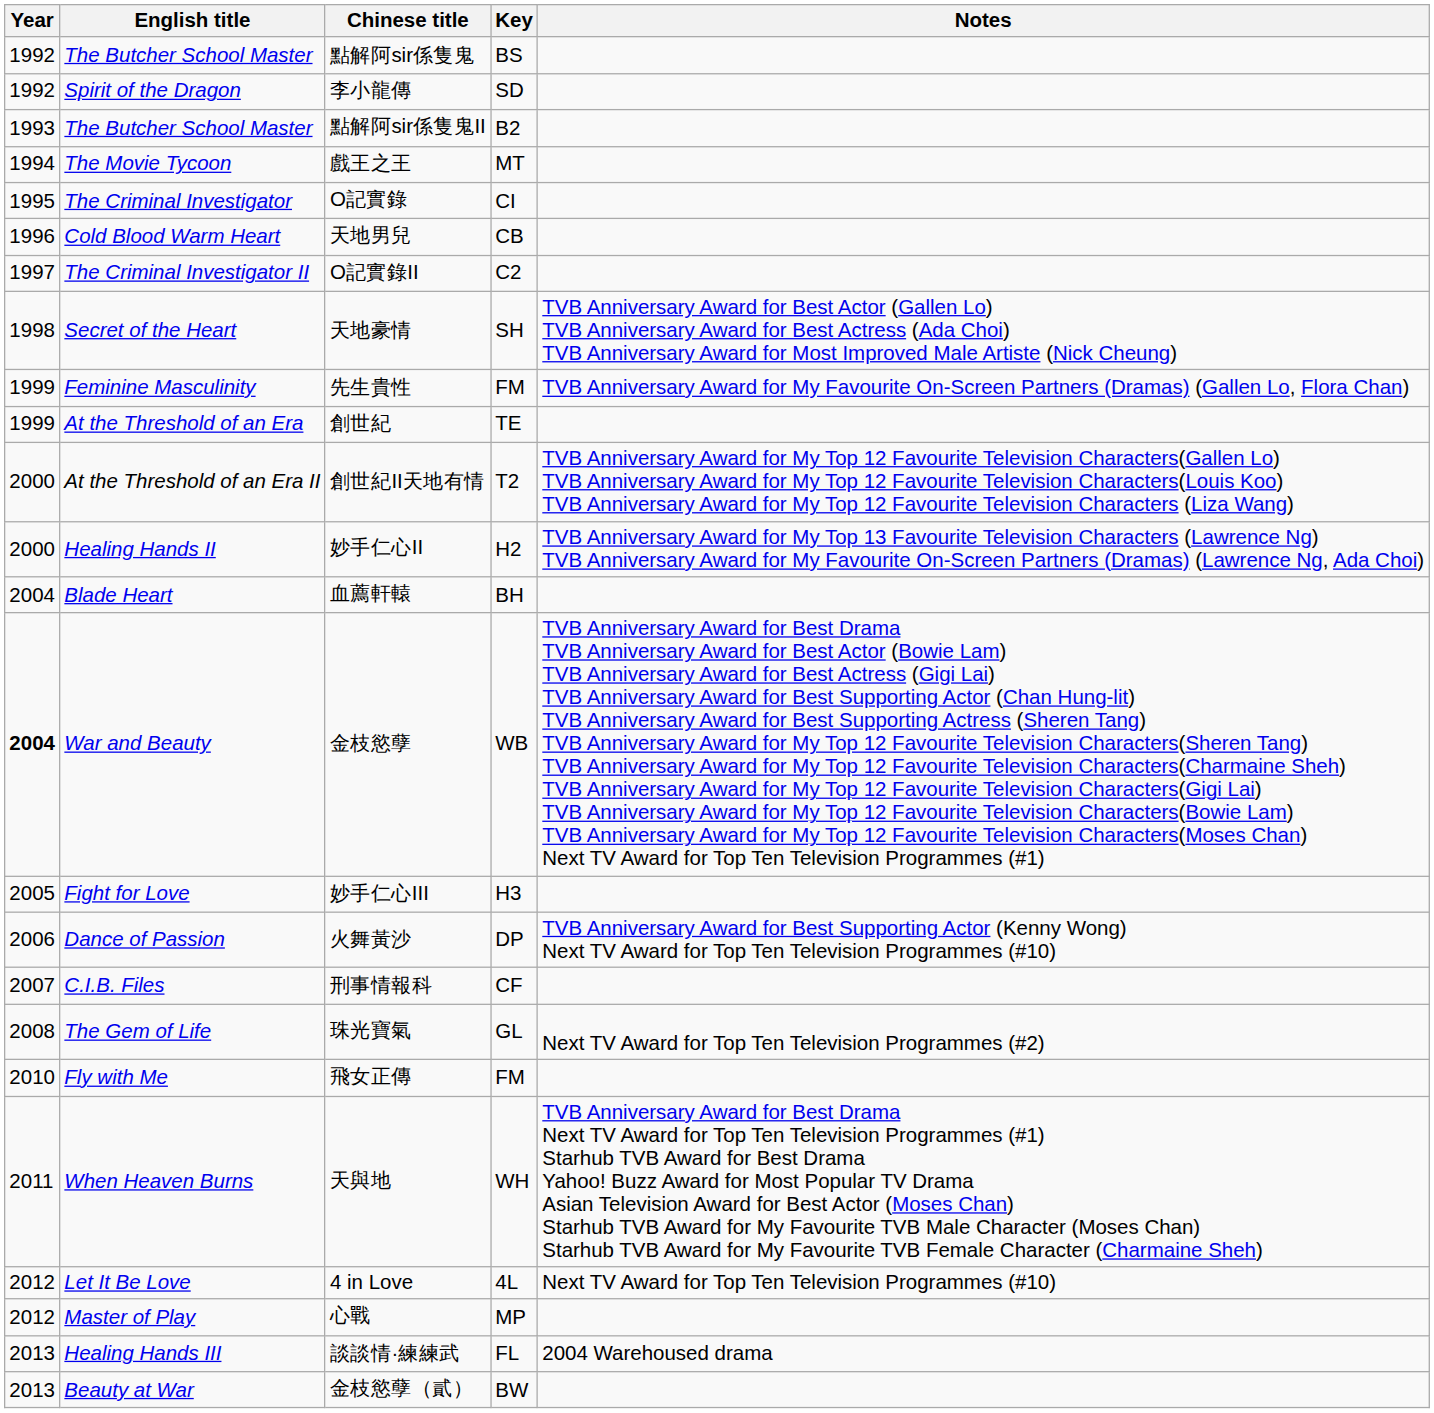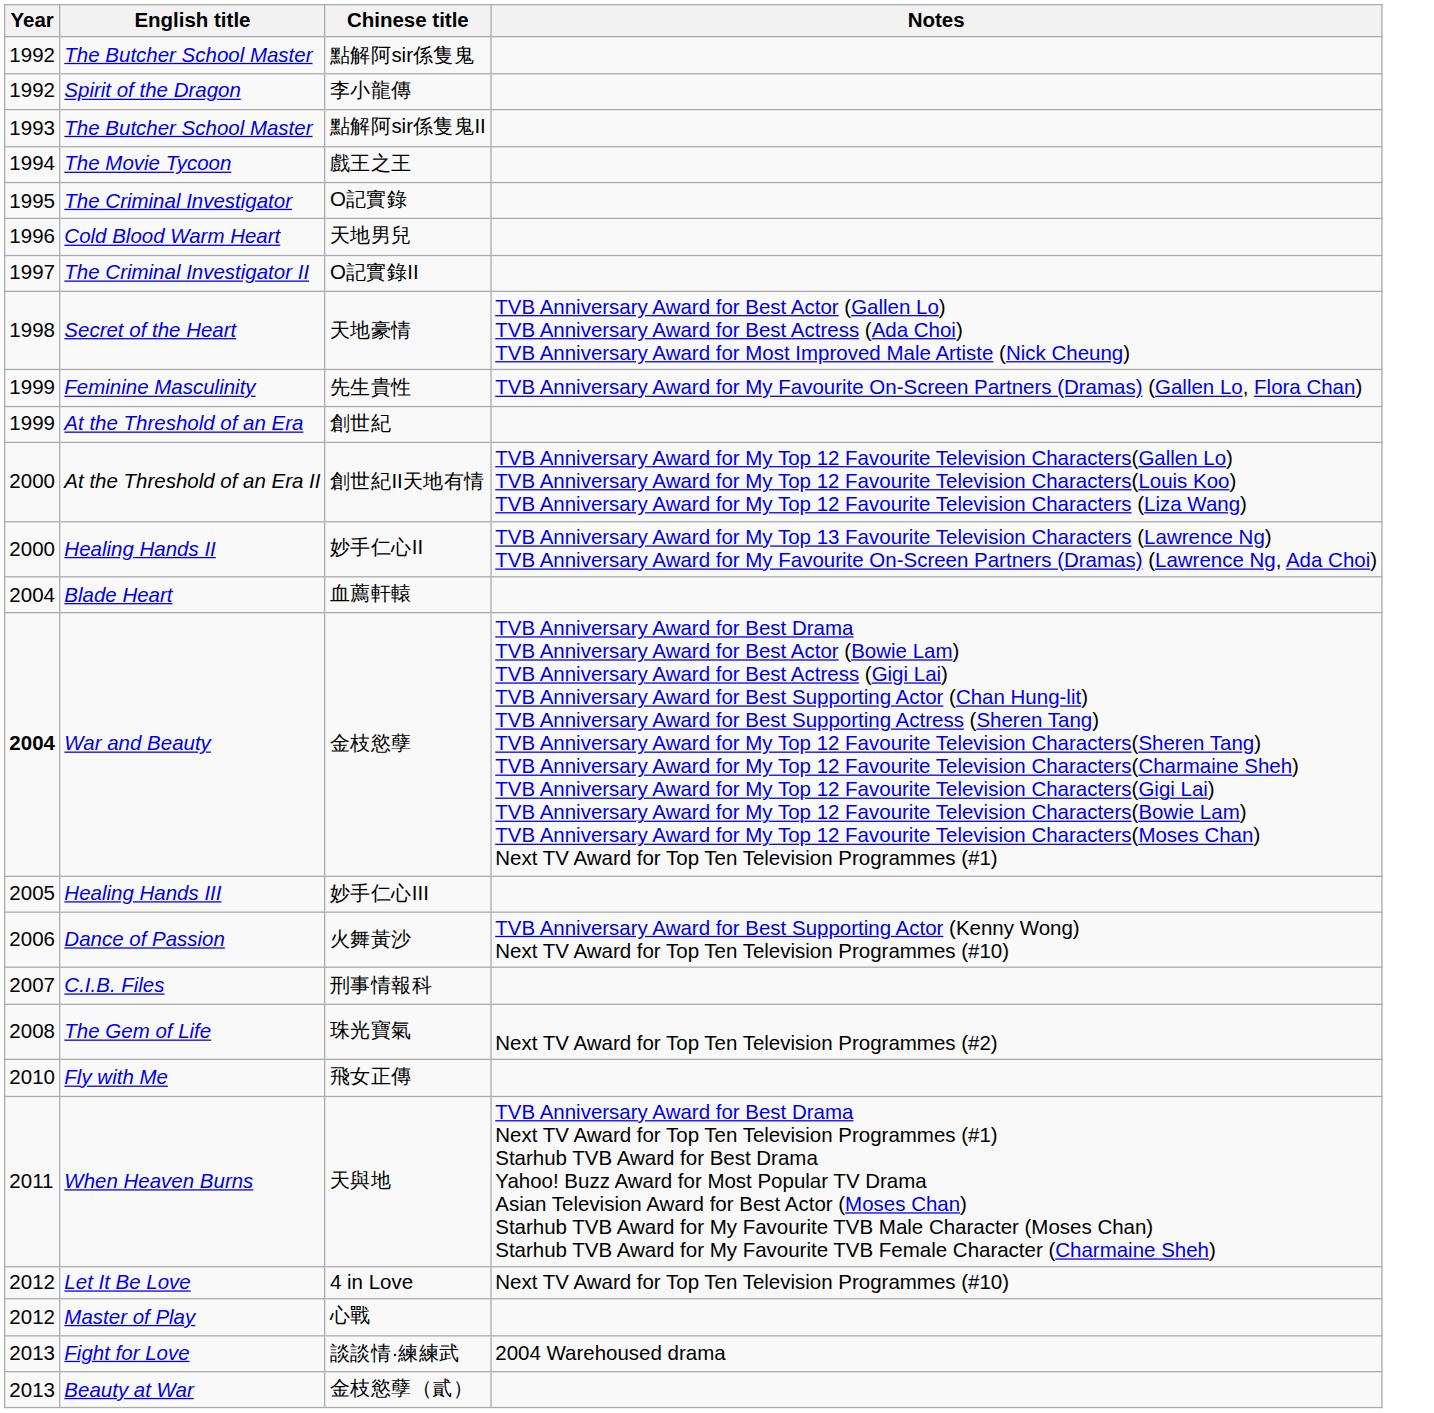- column: (514, 20)
(127, 893) Fight for Love -> (143, 893) Healing Hands III
(143, 1353) Healing Hands III -> (127, 1353) Fight for Love
